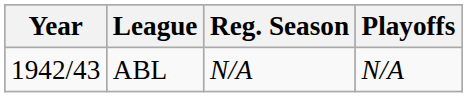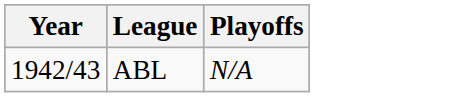- column: (280, 26)
